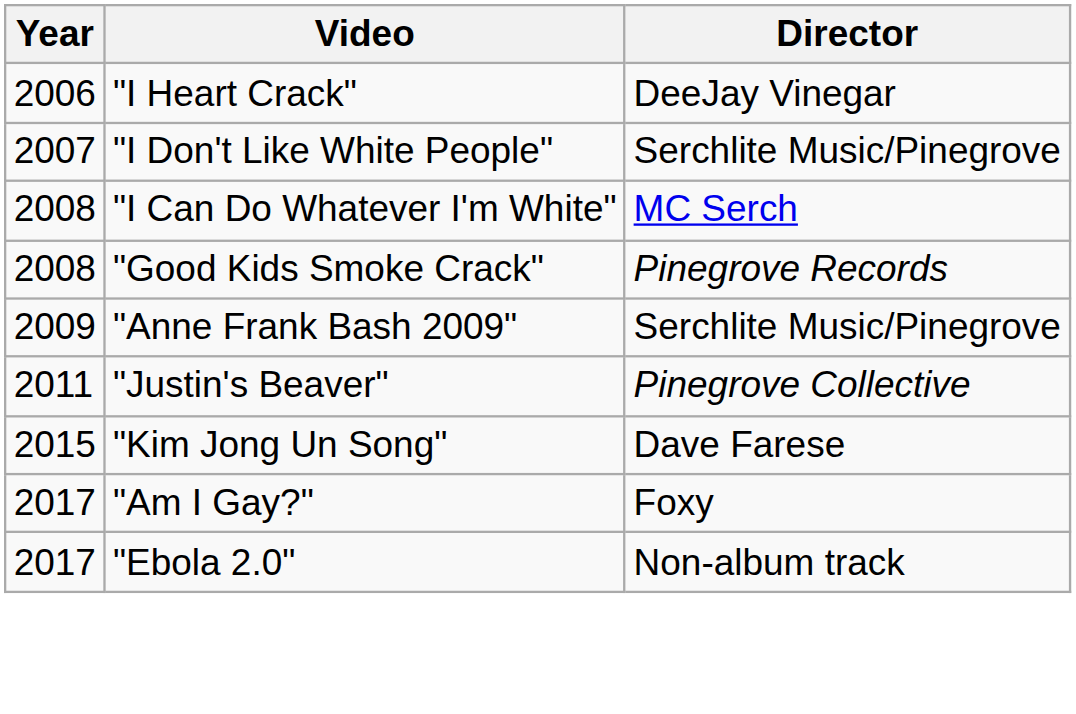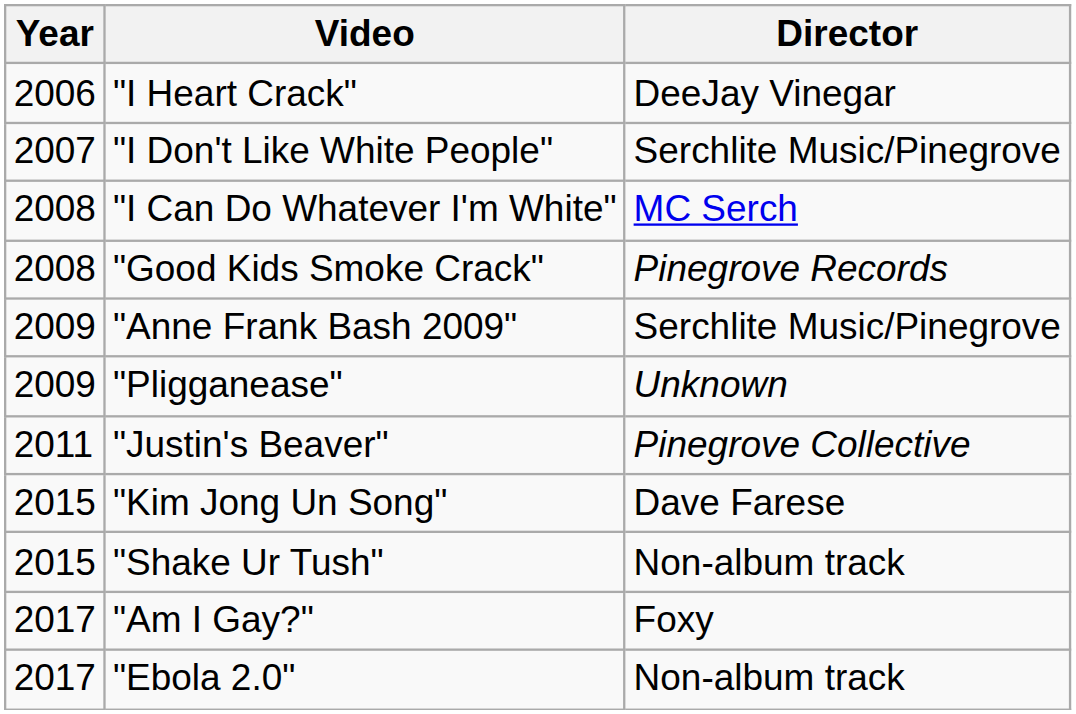+ row: (228, 385)
+ row: (248, 561)
